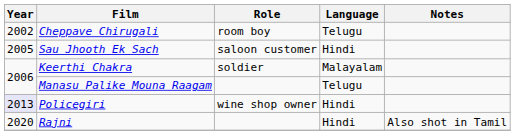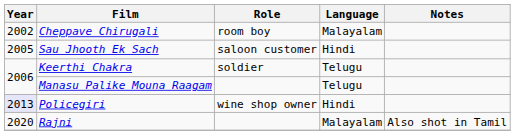(342, 31) Telugu -> (352, 31) Malayalam
(352, 67) Malayalam -> (342, 67) Telugu
(339, 121) Hindi -> (352, 121) Malayalam
